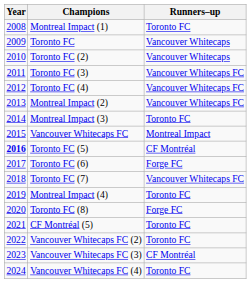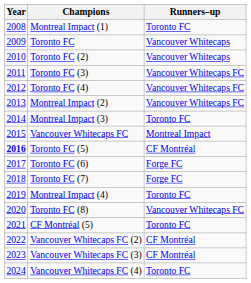(195, 179) Vancouver Whitecaps FC -> (164, 179) Forge FC
(164, 210) Forge FC -> (195, 210) Vancouver Whitecaps FC
(168, 240) Toronto FC -> (171, 240) CF Montréal
